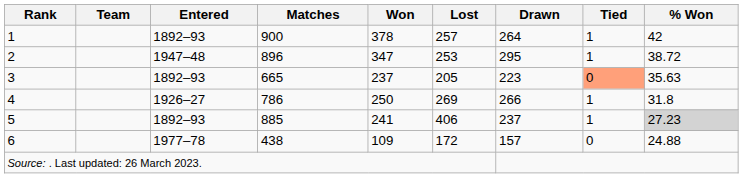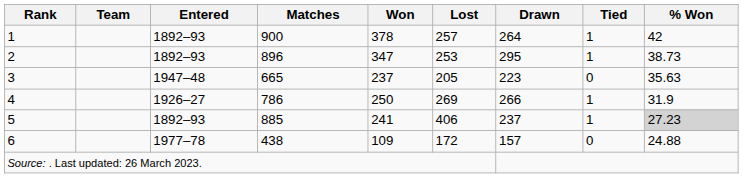(179, 57) 1947–48 -> (179, 57) 1892–93
(664, 57) 38.72 -> (664, 57) 38.73
(179, 78) 1892–93 -> (179, 78) 1947–48
(590, 78) lightsalmon background -> (590, 78) no background
(661, 99) 31.8 -> (661, 99) 31.9
